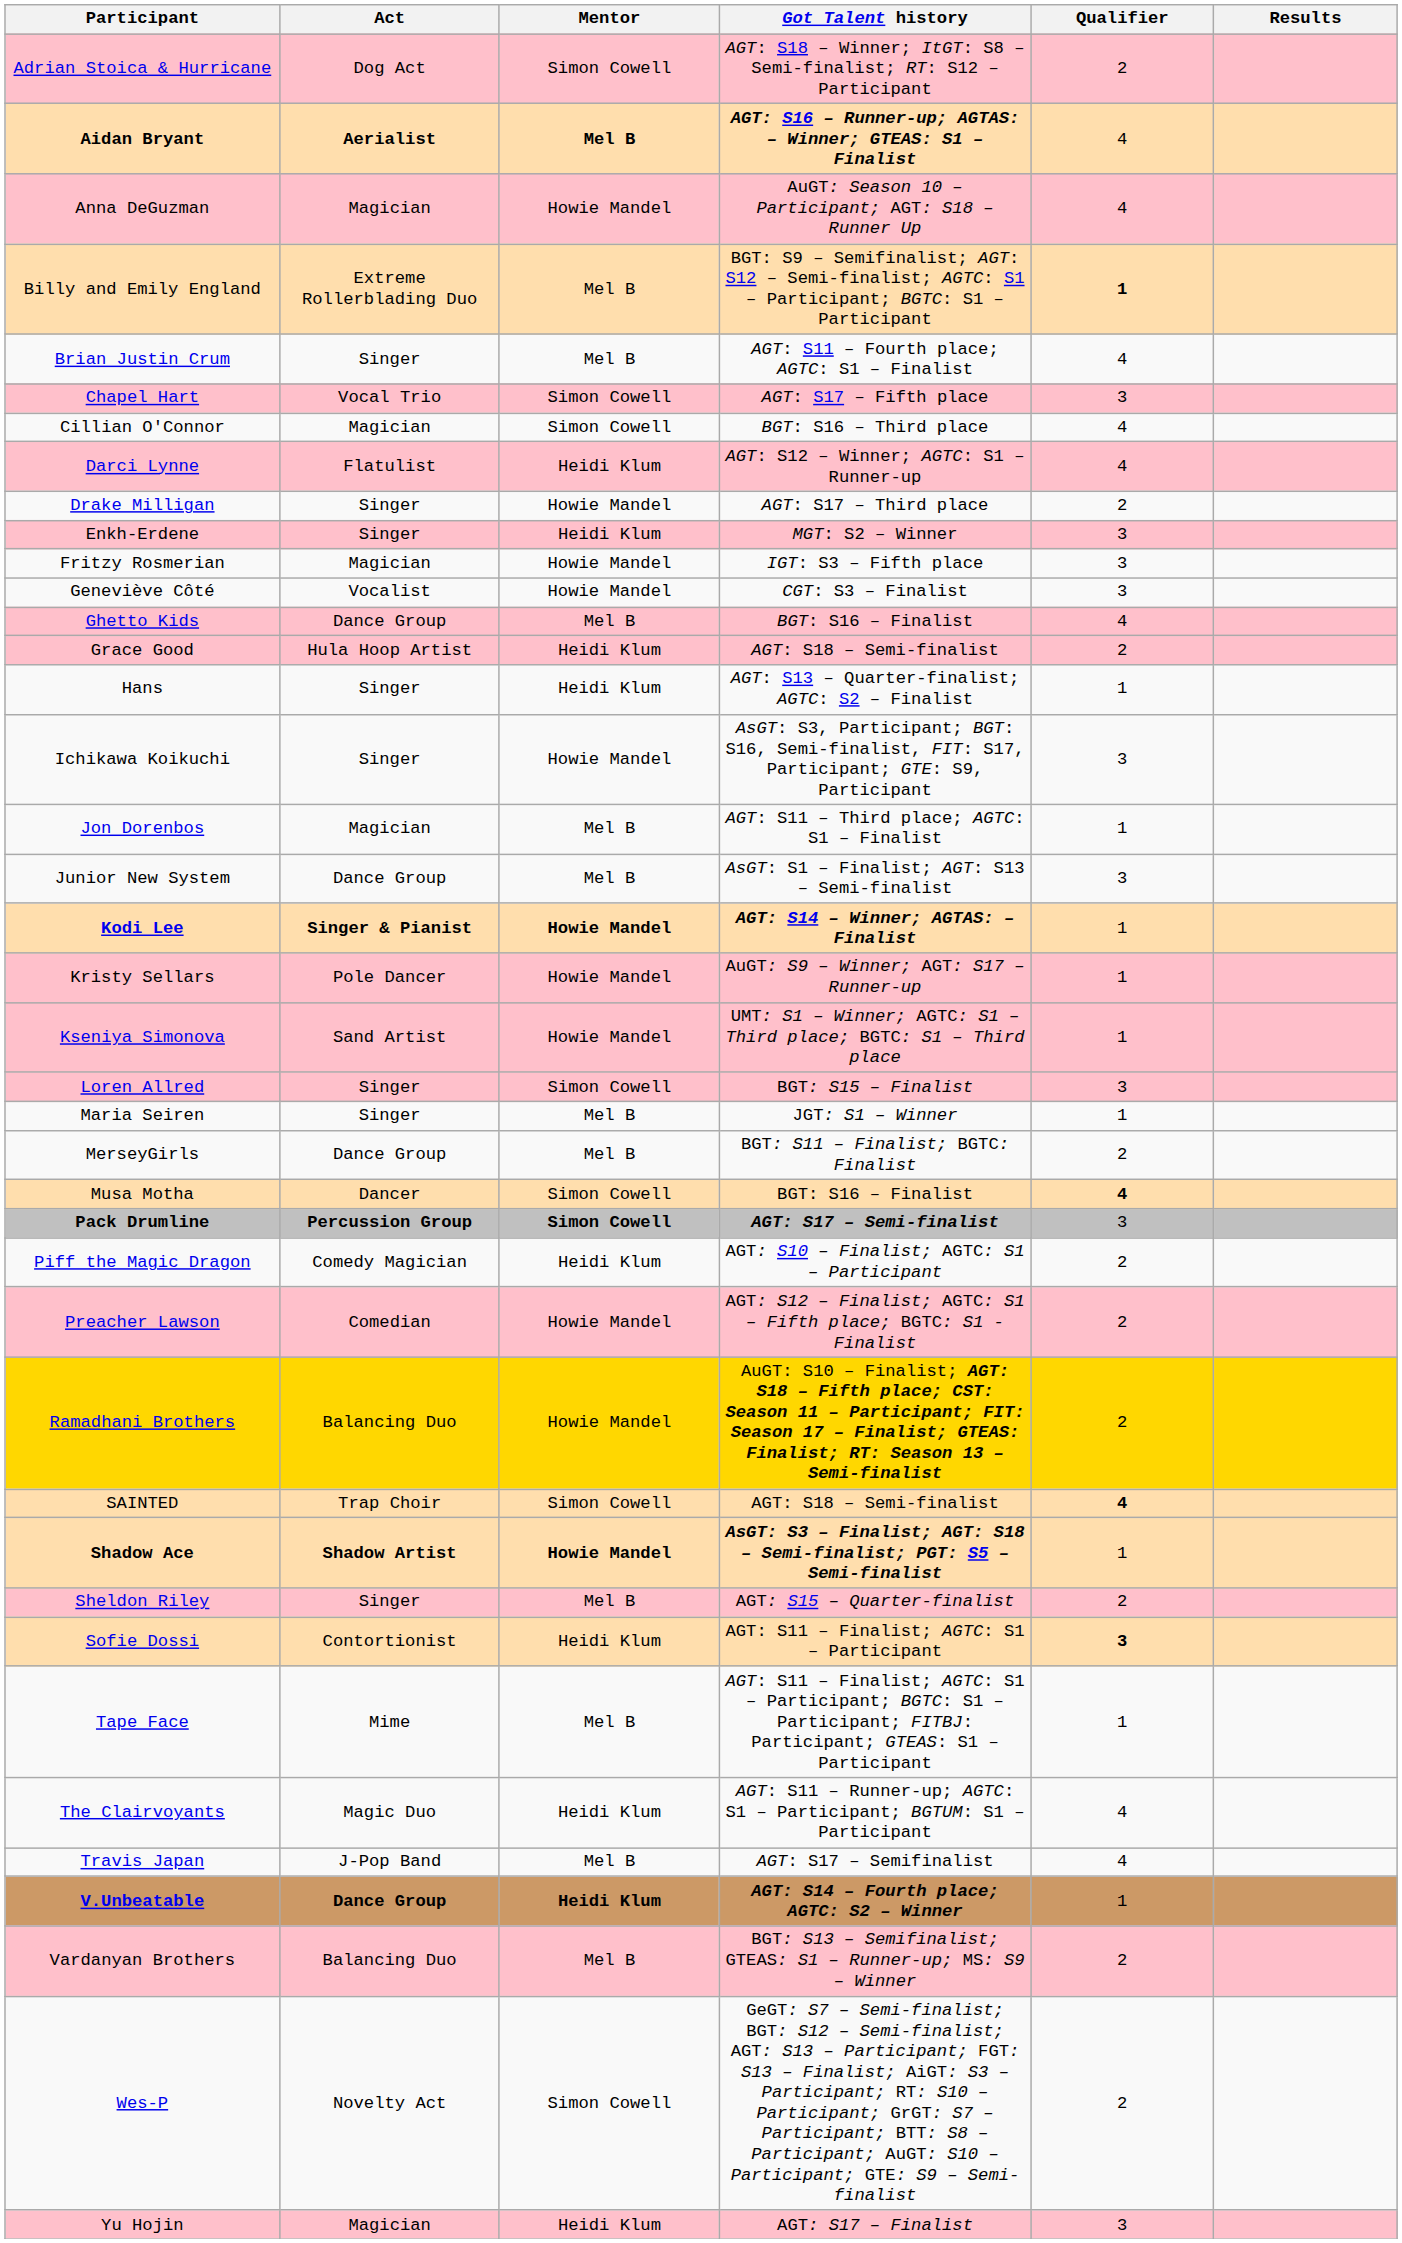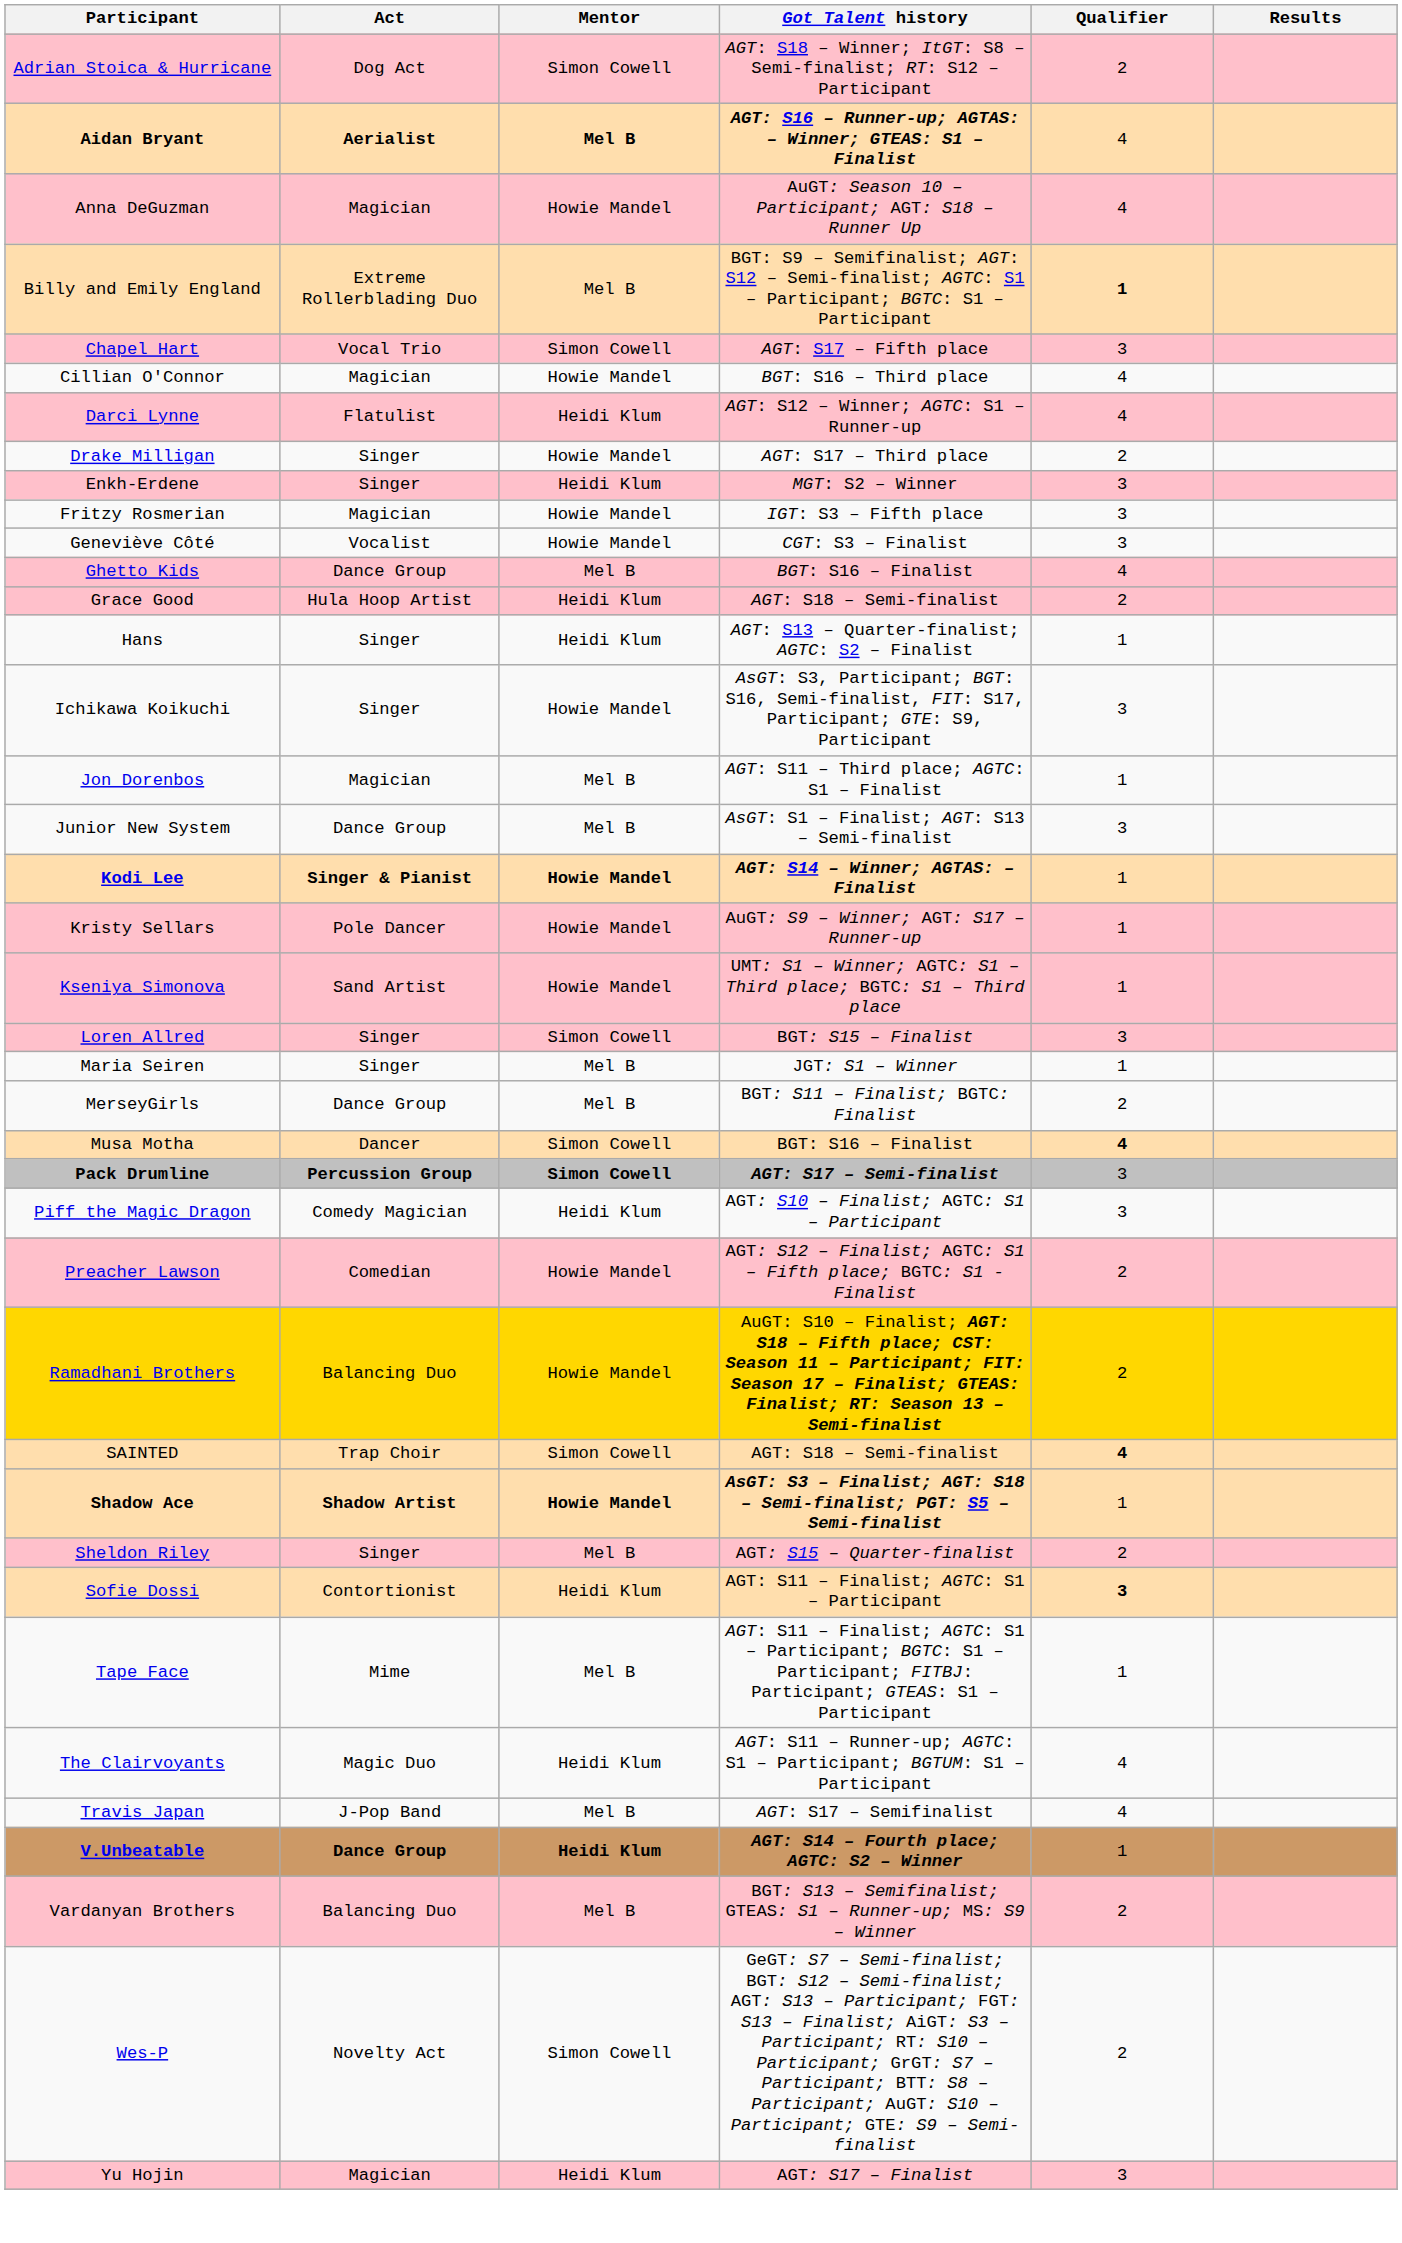- row: (142, 359)
(609, 427) Simon Cowell -> (609, 377) Howie Mandel
(1122, 1262) 2 -> (1122, 1213) 3
